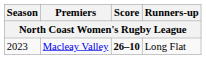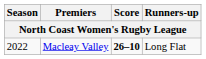(17, 46) 2023 -> (17, 46) 2022
